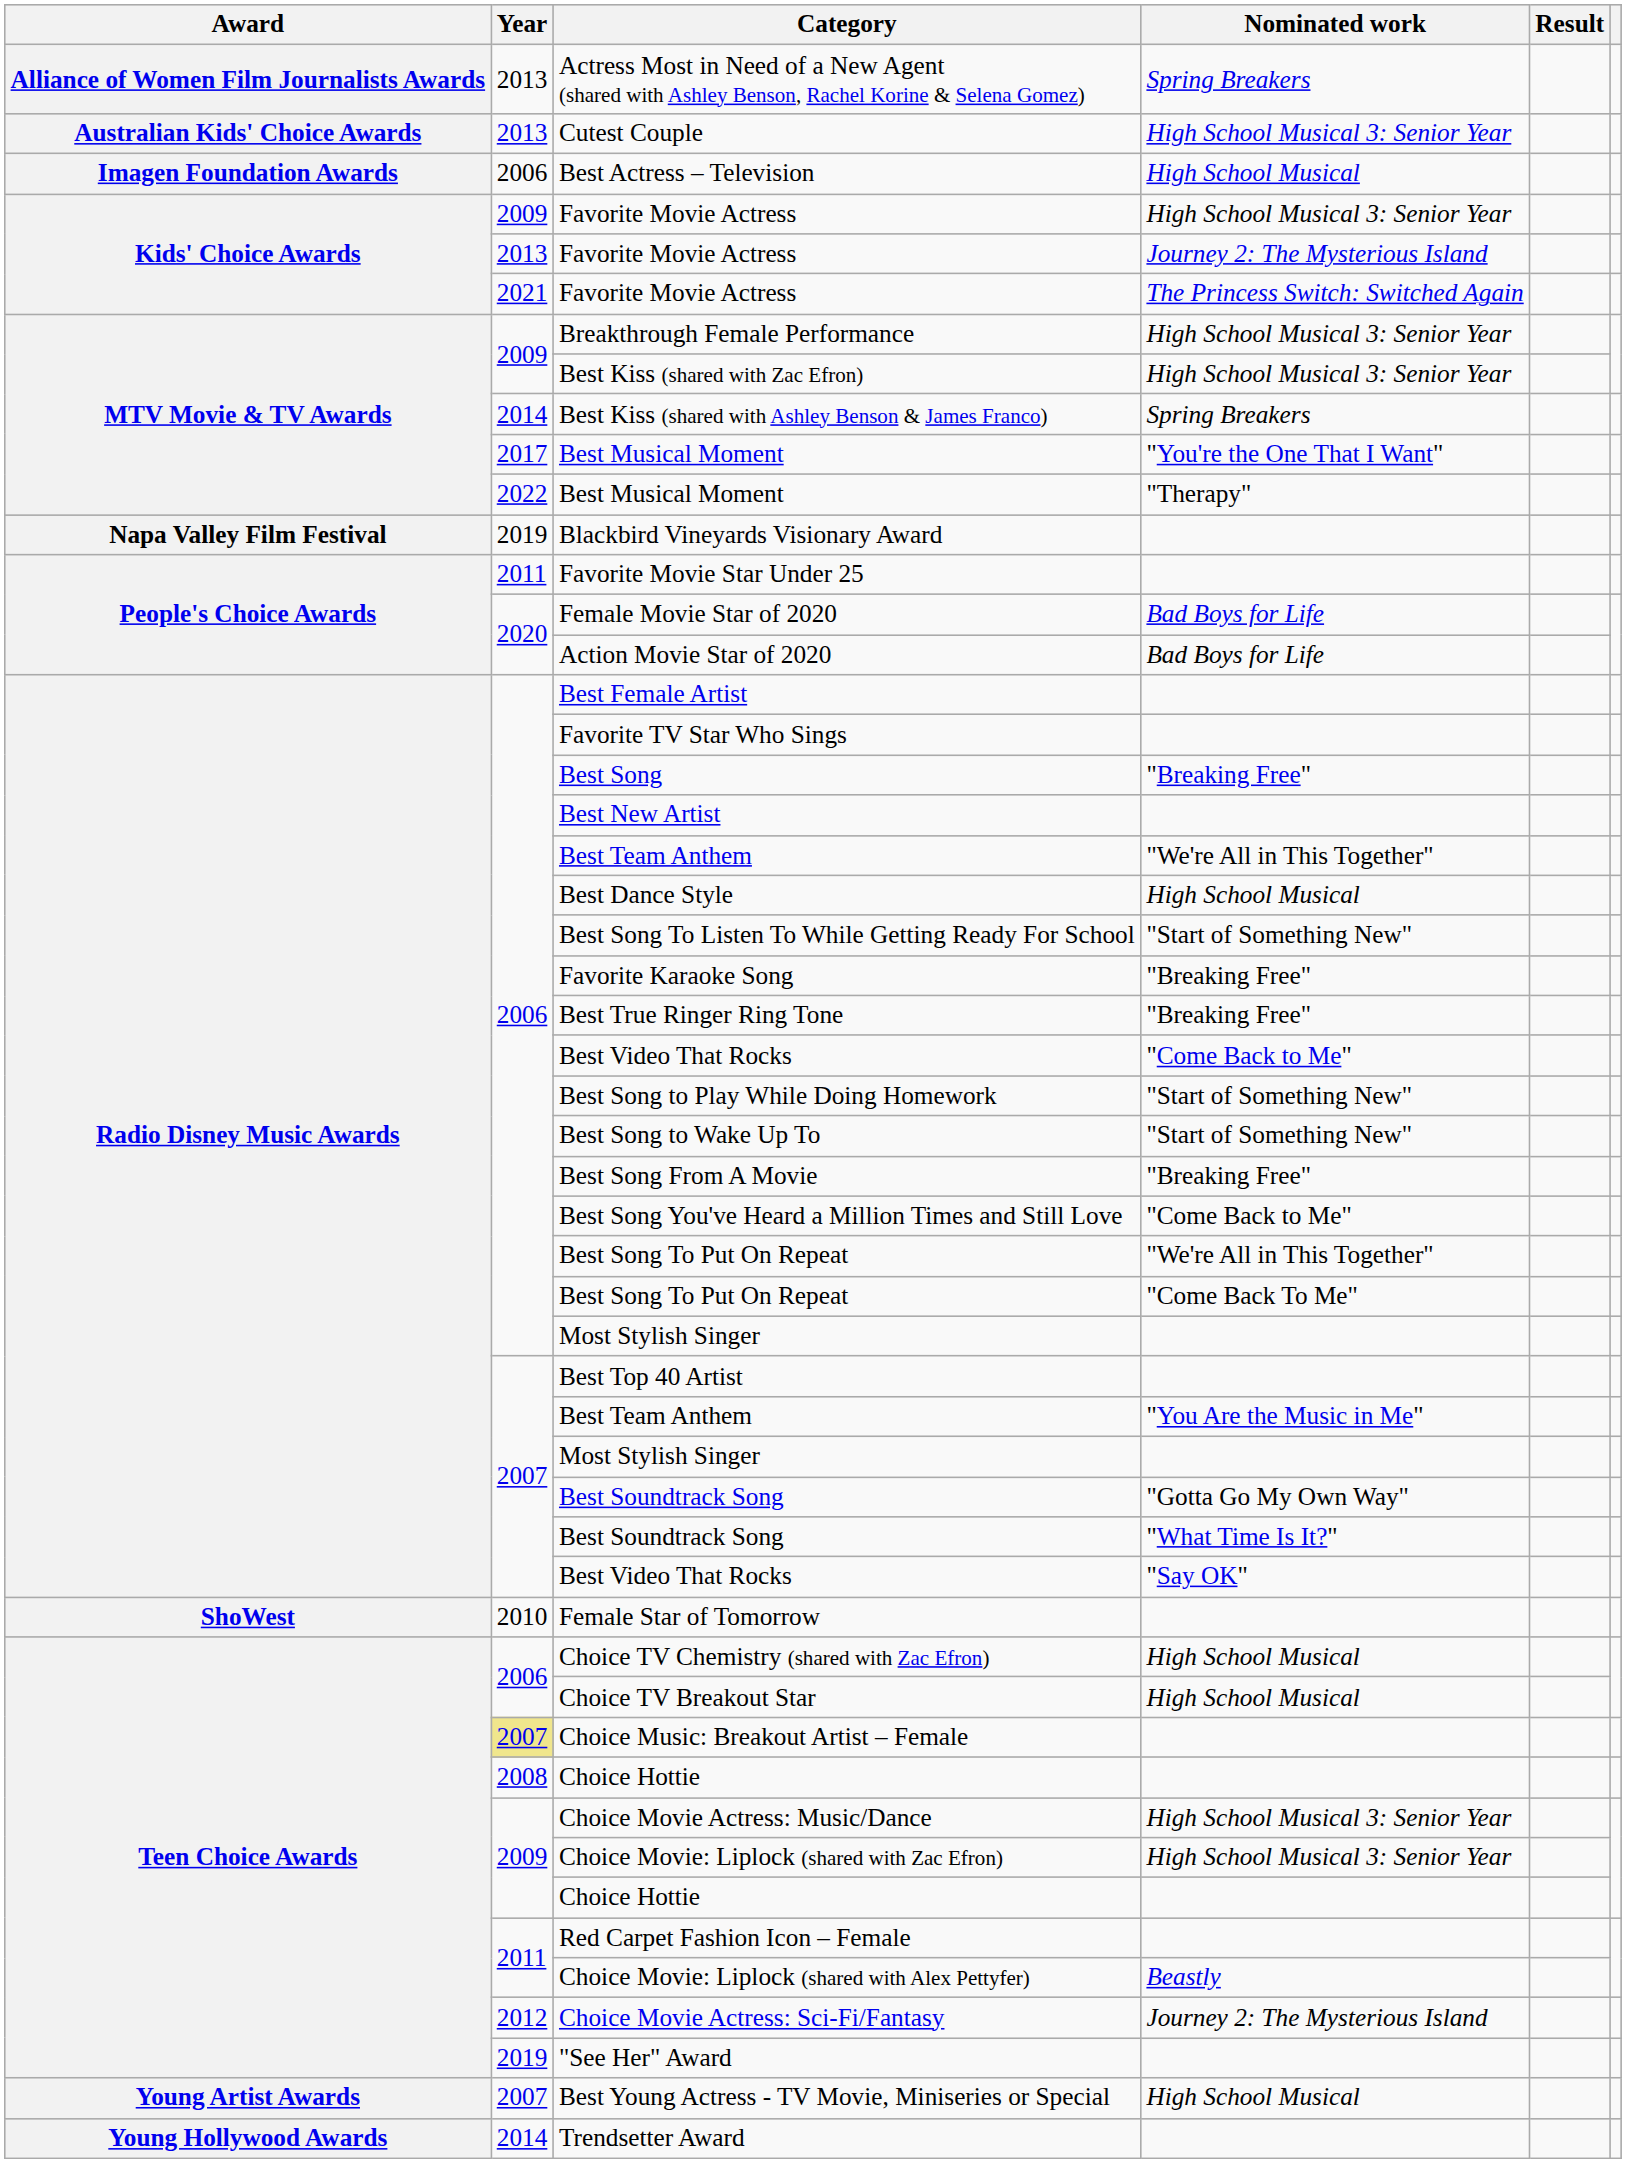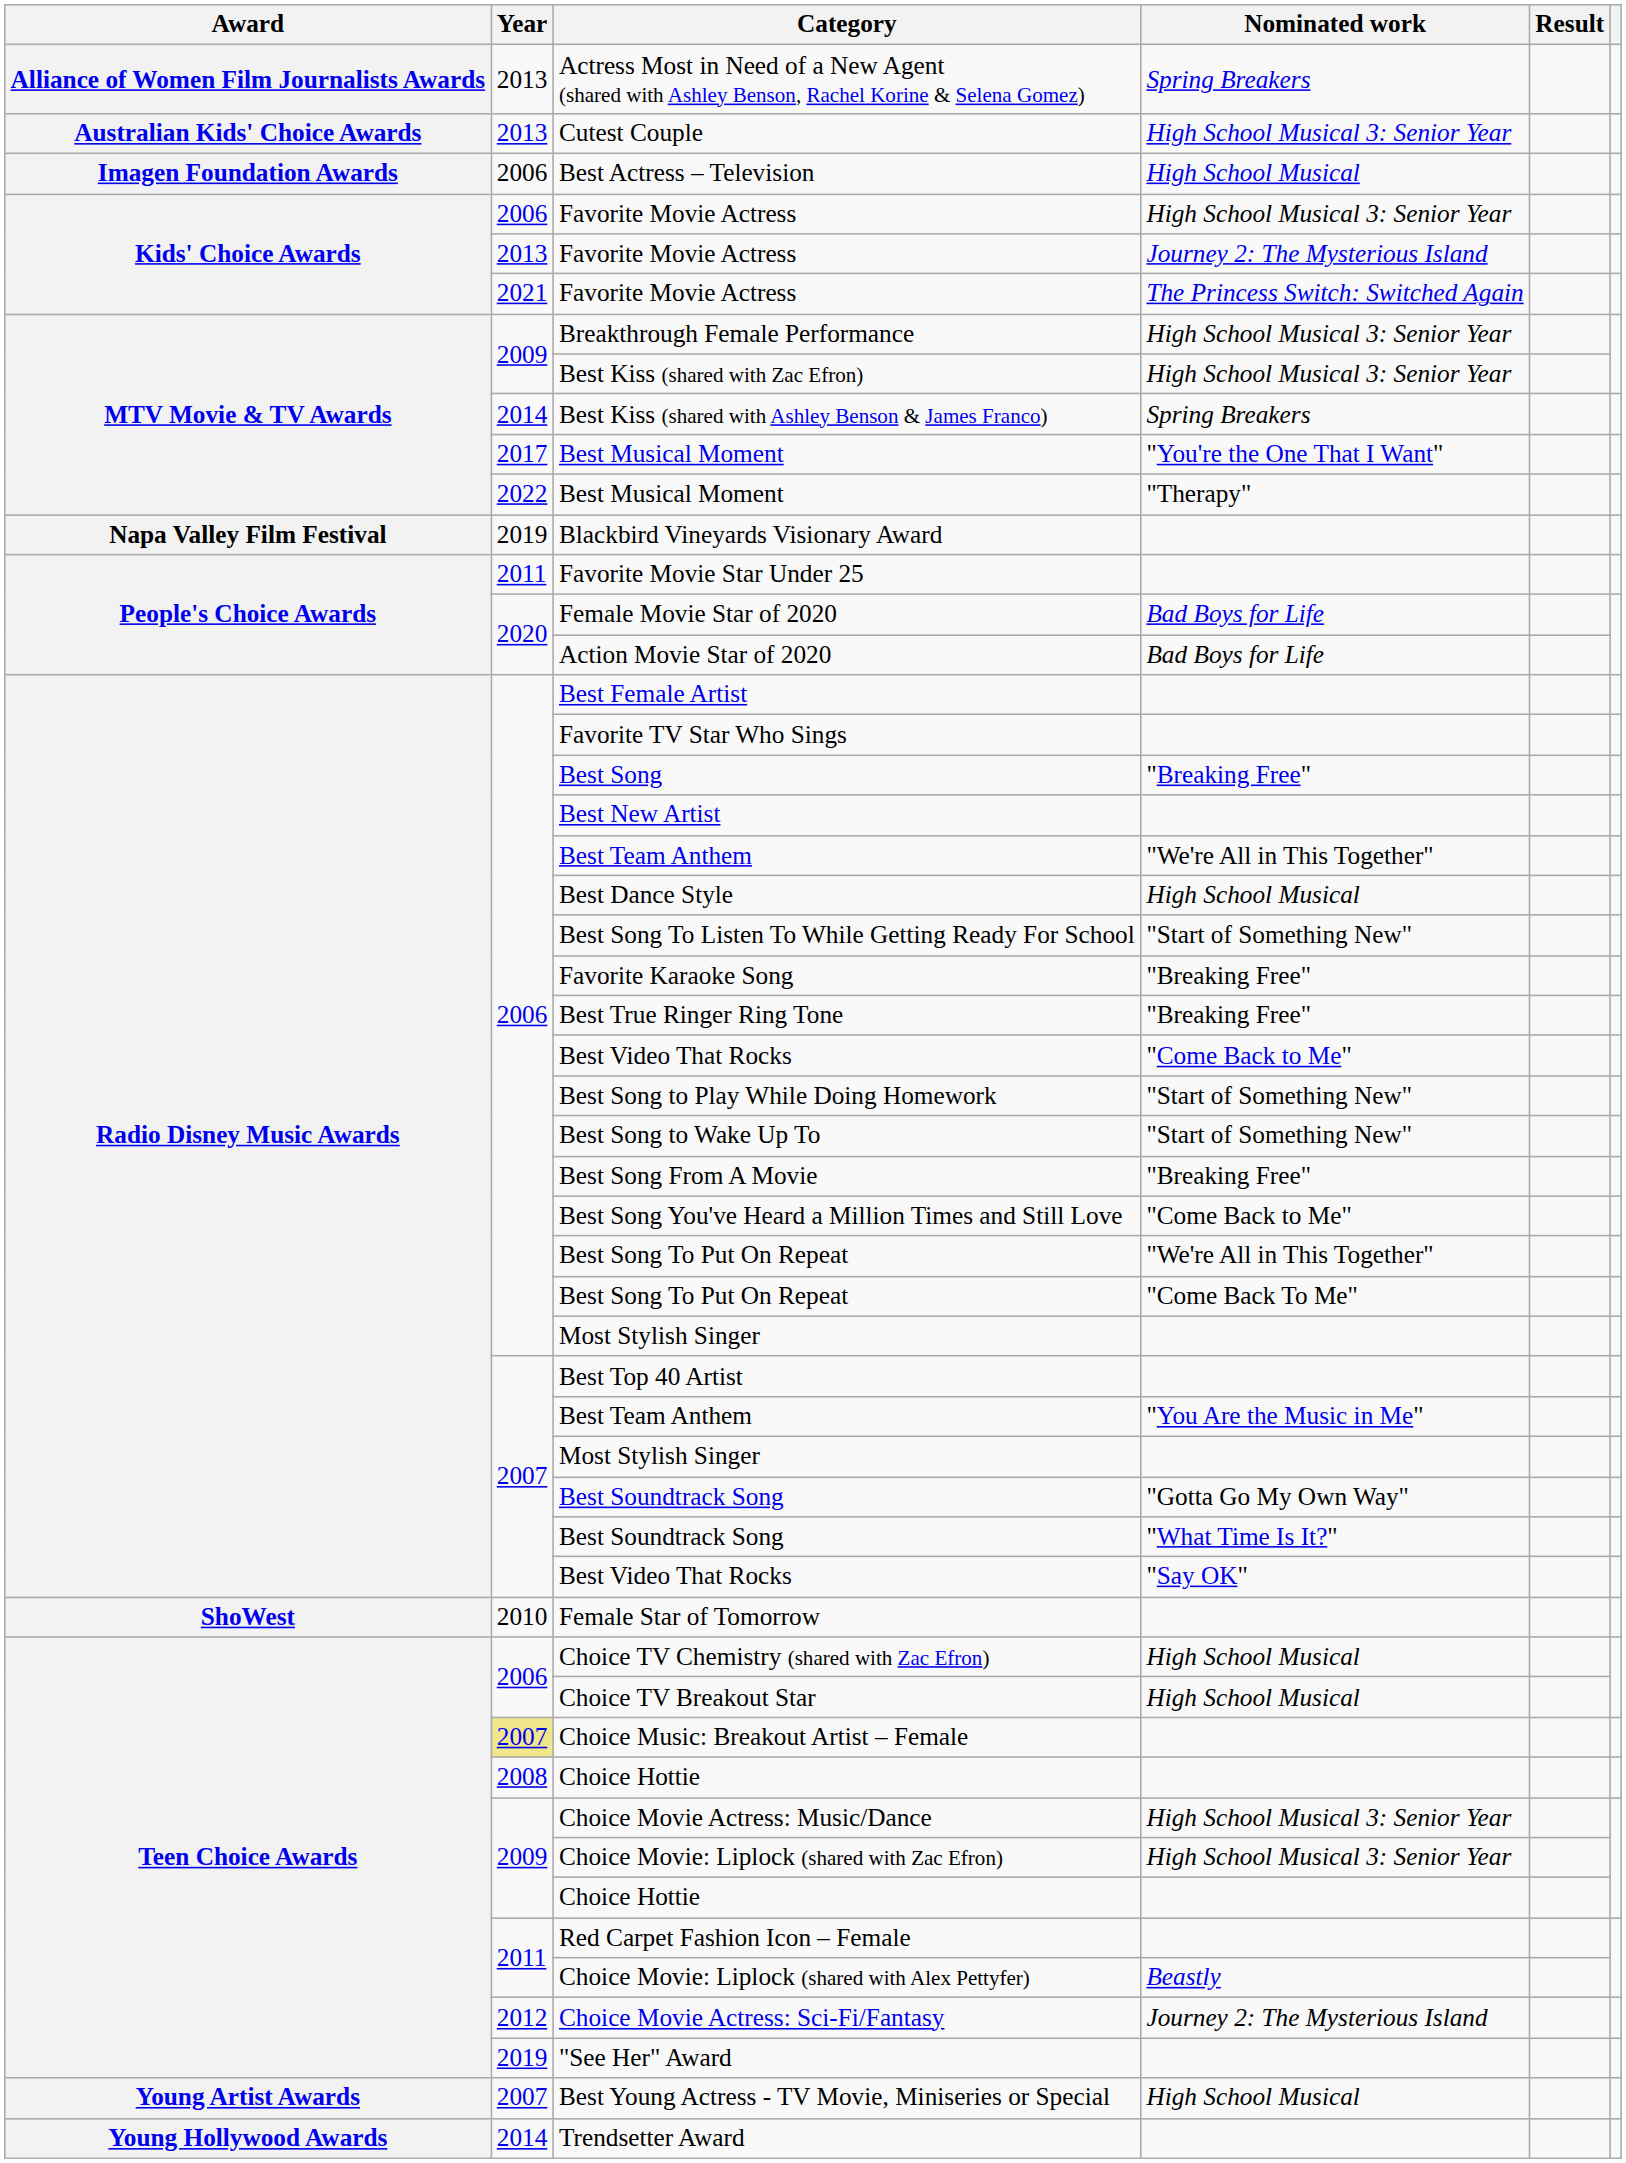(522, 213) 2009 -> (522, 213) 2006
